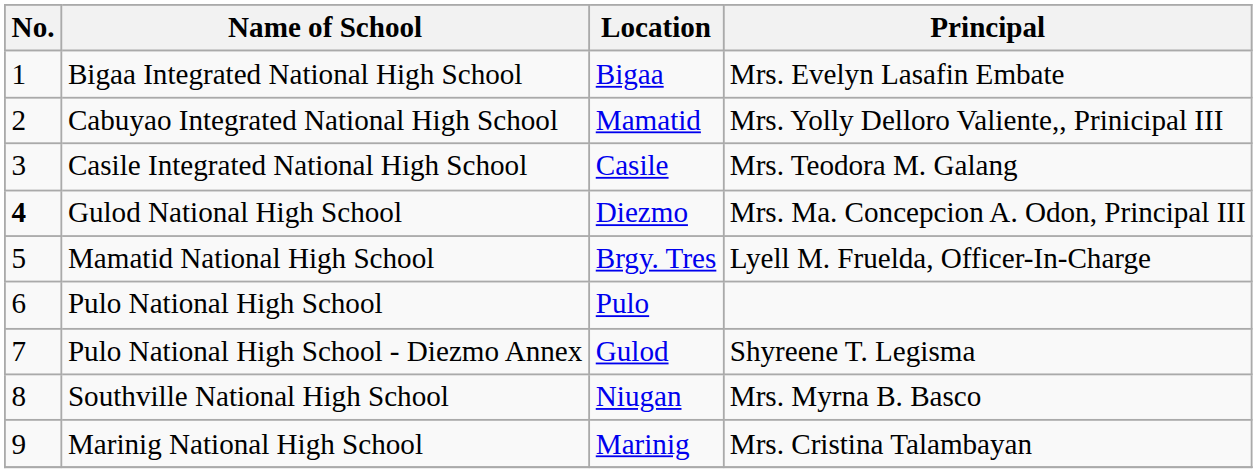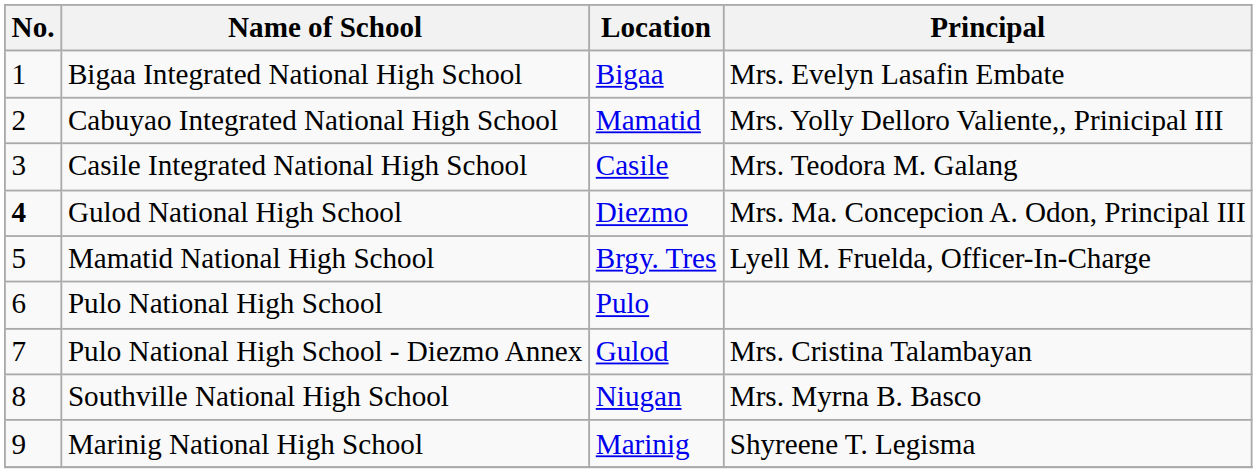(853, 350) Shyreene T. Legisma -> (881, 350) Mrs. Cristina Talambayan
(881, 443) Mrs. Cristina Talambayan -> (853, 443) Shyreene T. Legisma
